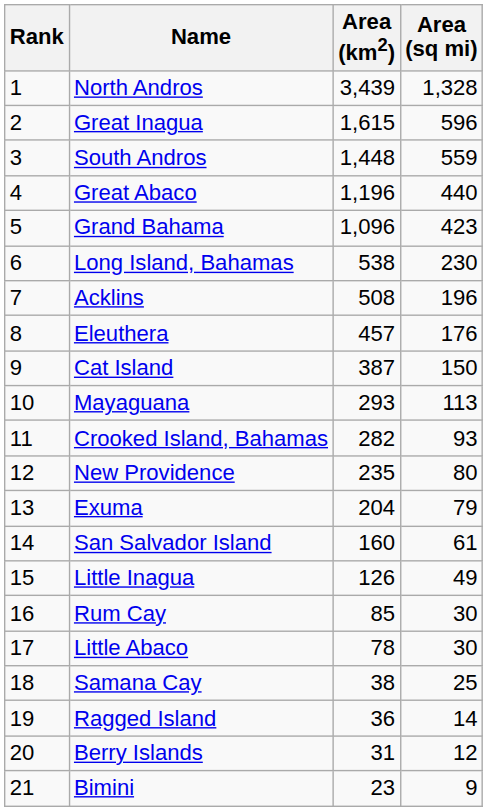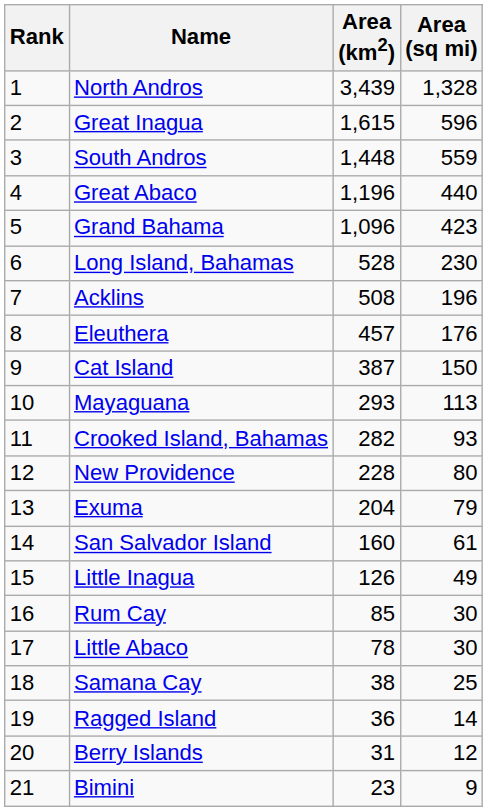(377, 262) 538 -> (377, 262) 528
(377, 473) 235 -> (377, 473) 228
